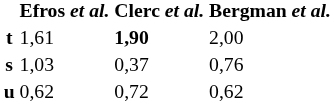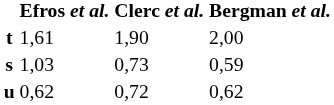(132, 37) bold -> (132, 37) normal
(132, 64) 0,37 -> (132, 64) 0,73
(226, 64) 0,76 -> (226, 64) 0,59
